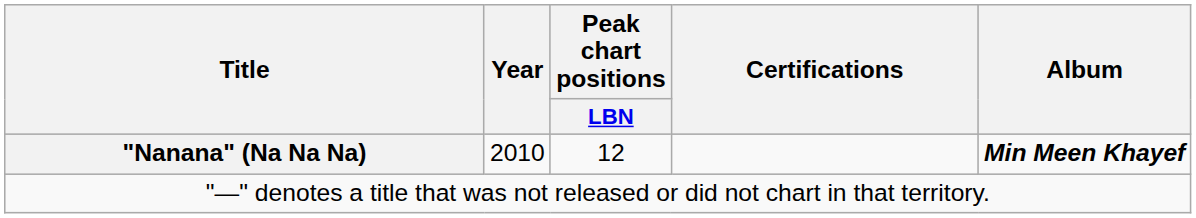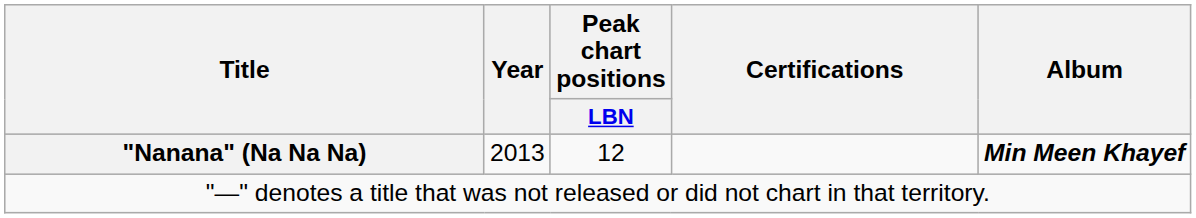(517, 153) 2010 -> (517, 153) 2013
